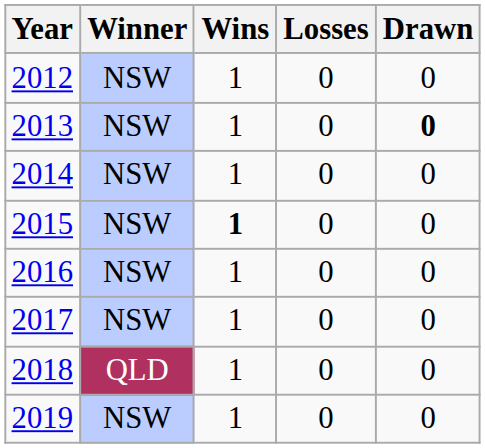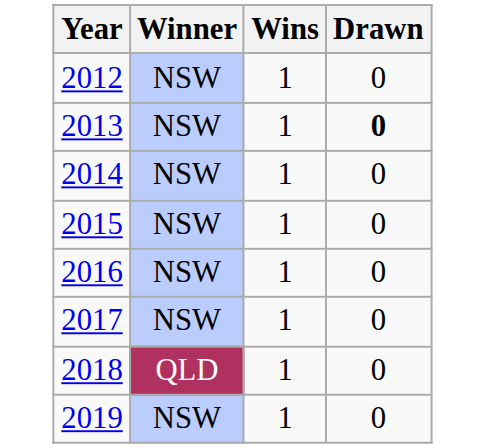- column: (326, 28)
(235, 223) bold -> (285, 223) normal
